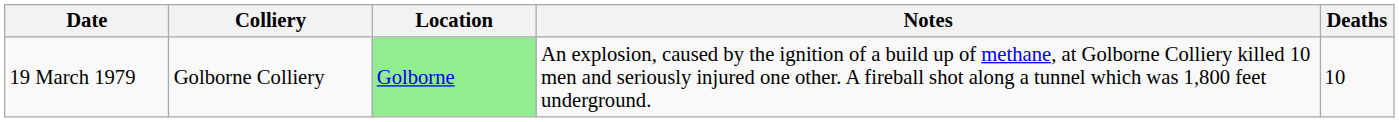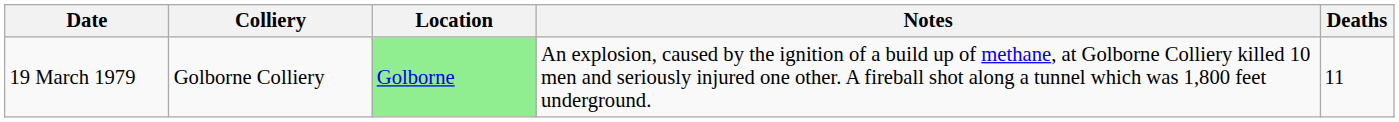(1335, 76) 10 -> (1334, 76) 11
